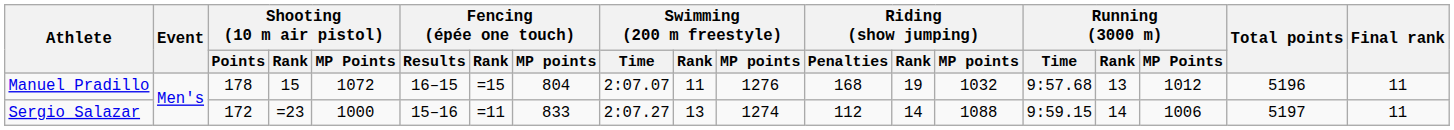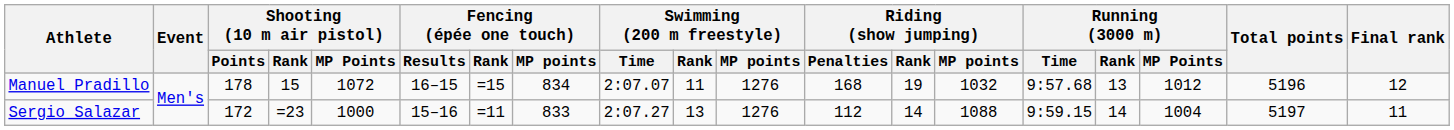(556, 86) 804 -> (556, 86) 834
(1398, 86) 11 -> (1398, 86) 12
(760, 112) 1274 -> (760, 112) 1276
(1183, 112) 1006 -> (1183, 112) 1004
